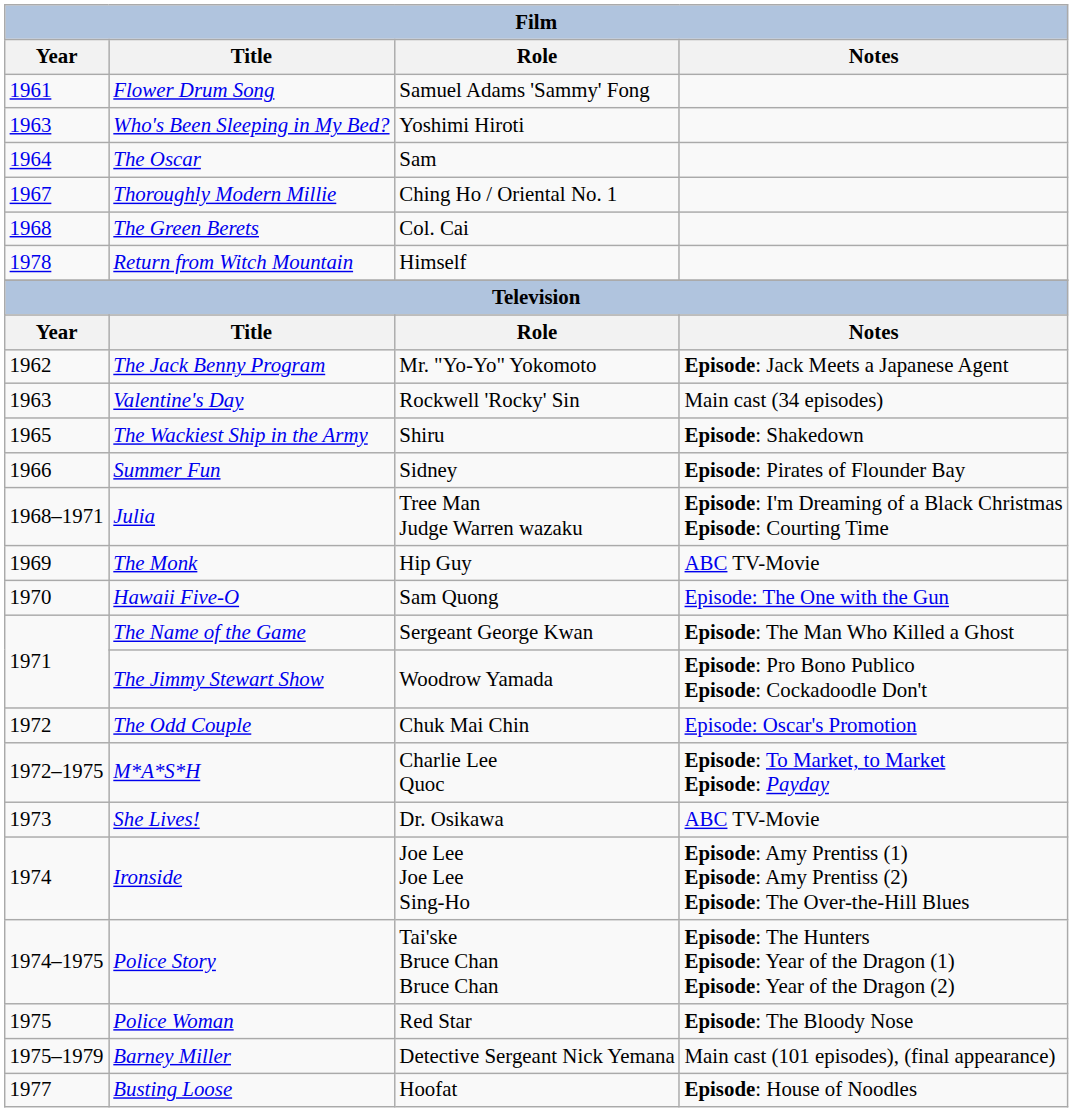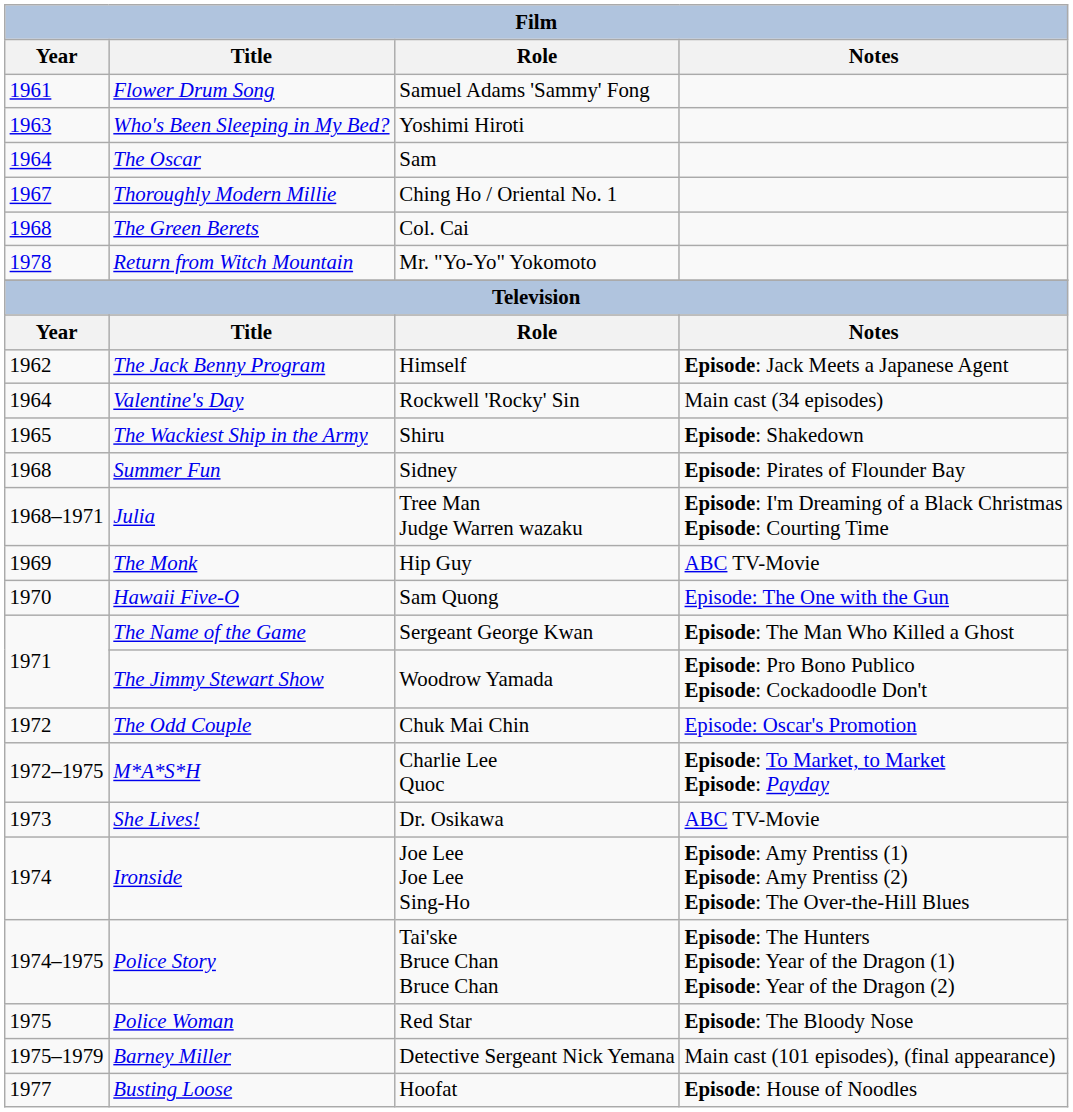(433, 263) Himself -> (498, 263) Mr. "Yo-Yo" Yokomoto
(498, 366) Mr. "Yo-Yo" Yokomoto -> (433, 366) Himself
(30, 400) 1963 -> (30, 400) 1964
(30, 469) 1966 -> (30, 469) 1968
